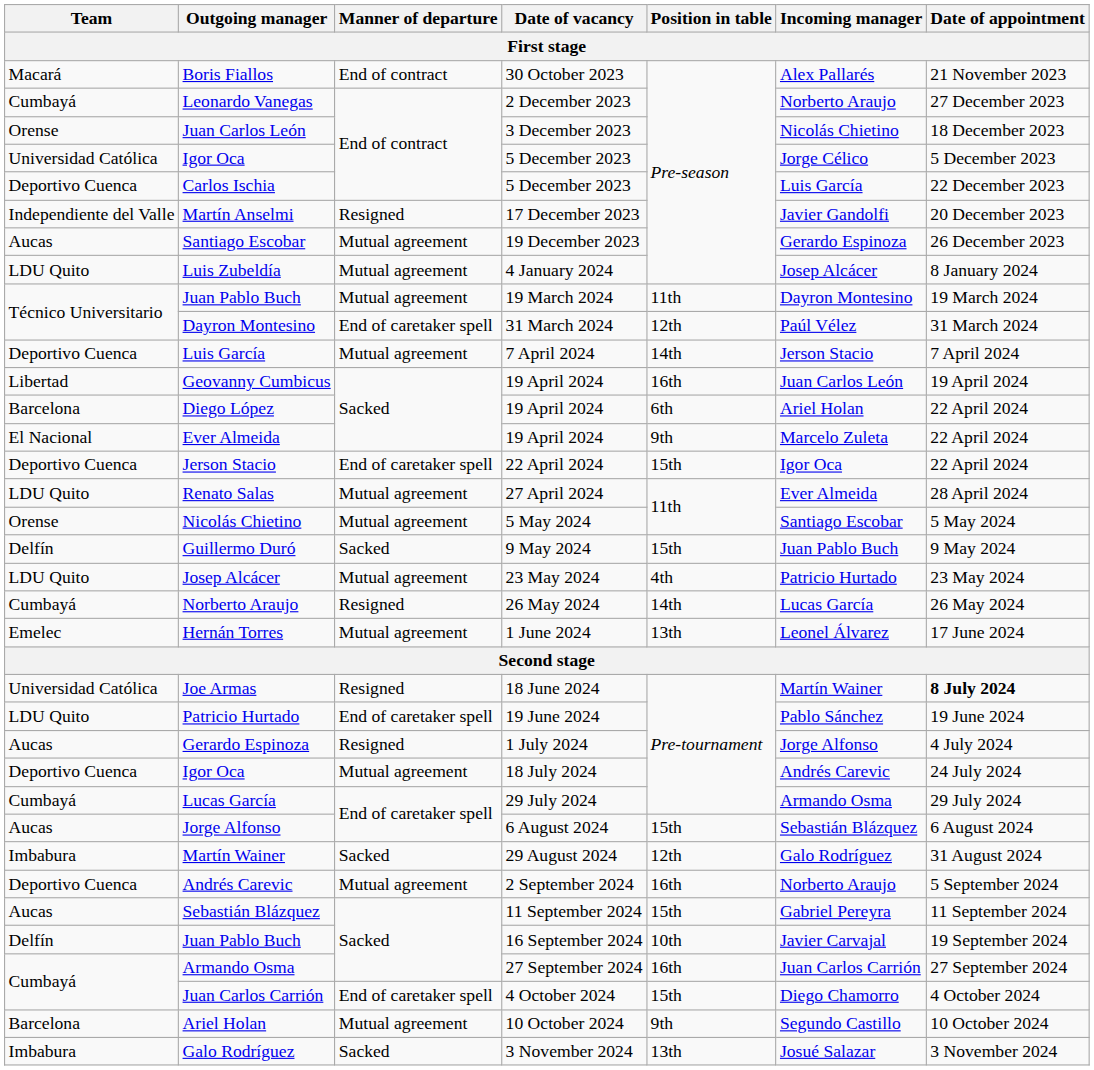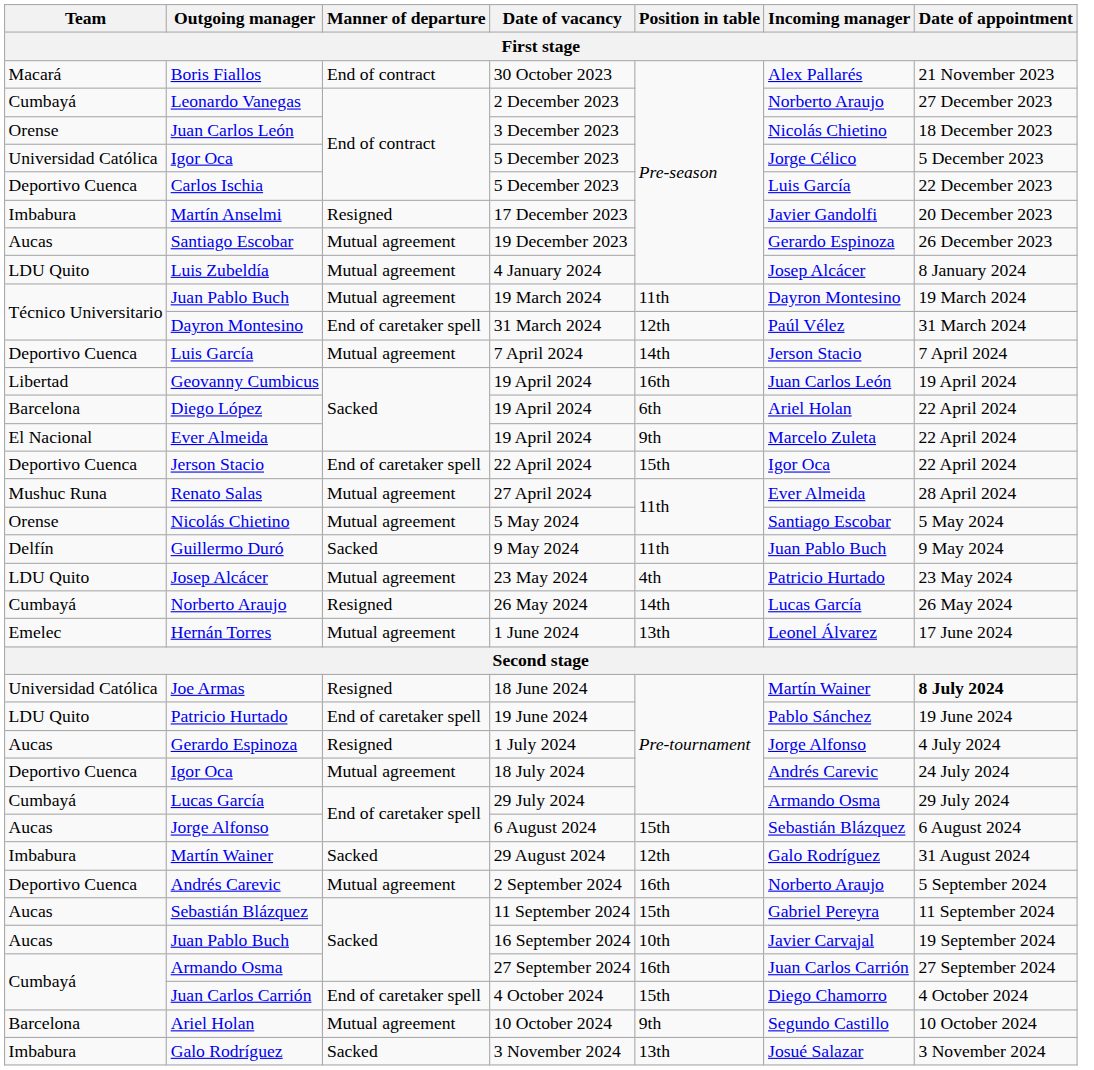(92, 213) Independiente del Valle -> (42, 213) Imbabura
(49, 492) LDU Quito -> (58, 492) Mushuc Runa
(666, 548) 15th -> (654, 548) 11th
(31, 939) Delfín -> (31, 939) Aucas
